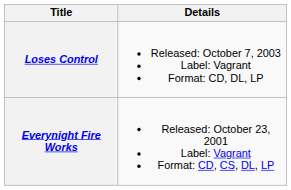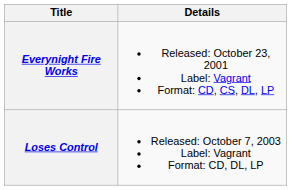rows swapped: (61, 141) <-> (61, 59)
